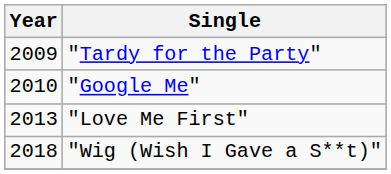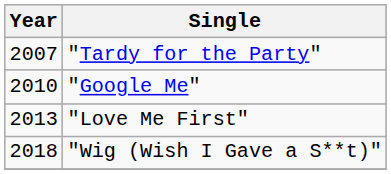(34, 54) 2009 -> (34, 54) 2007
